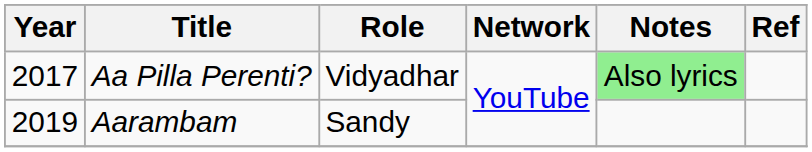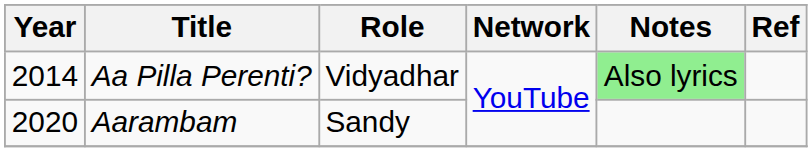(45, 75) 2017 -> (45, 75) 2014
(45, 122) 2019 -> (45, 122) 2020
